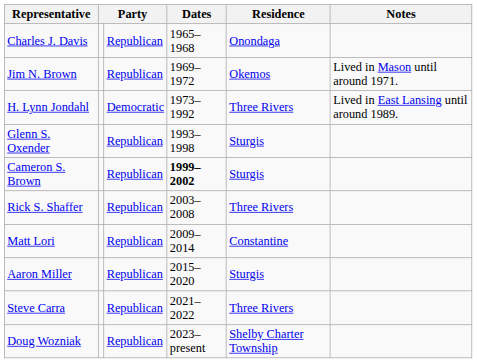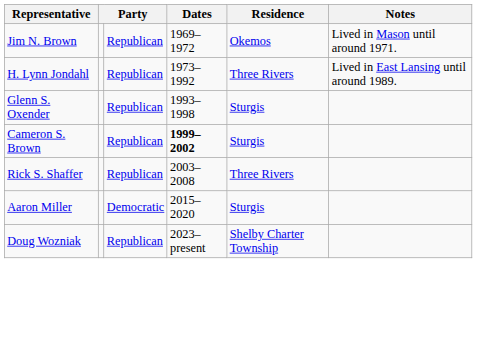- row: (47, 40)
(135, 107) Democratic -> (135, 74) Republican
- row: (31, 241)
(135, 274) Republican -> (136, 207) Democratic
- row: (36, 307)
